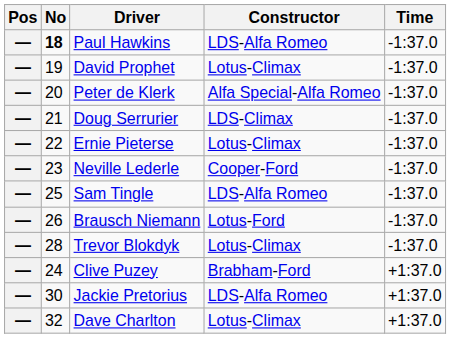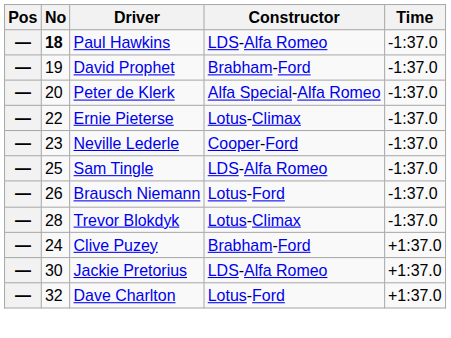(254, 68) Lotus-Climax -> (259, 68) Brabham-Ford
- row: (126, 118)
(254, 321) Lotus-Climax -> (246, 295) Lotus-Ford
